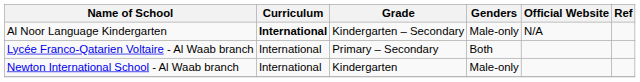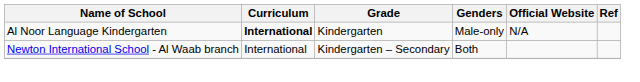(398, 31) Kindergarten – Secondary -> (350, 31) Kindergarten
- row: (130, 49)
(365, 67) Kindergarten -> (384, 49) Kindergarten – Secondary
(494, 67) Male-only -> (466, 49) Both
